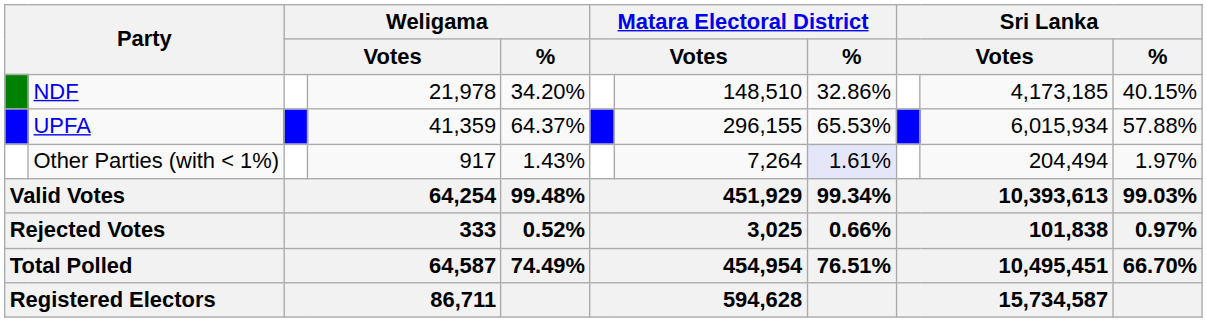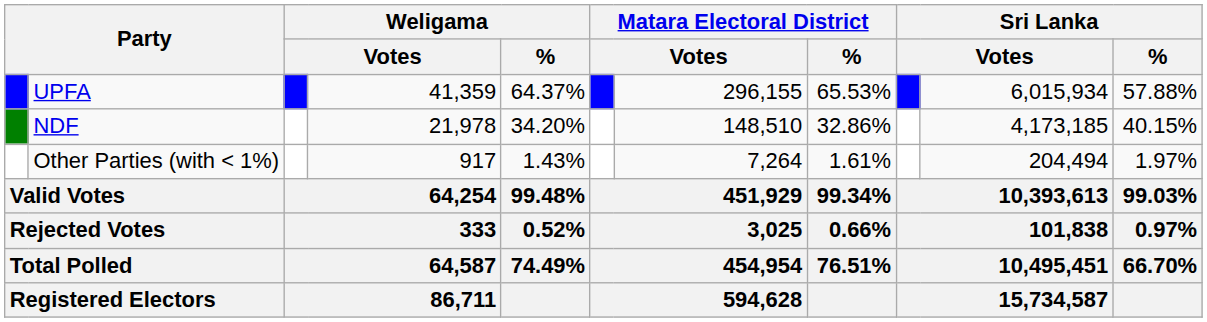rows swapped: (62, 126) <-> (56, 91)
(860, 160) lavender background -> (860, 160) no background
